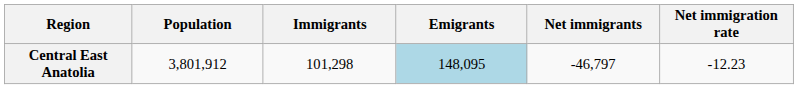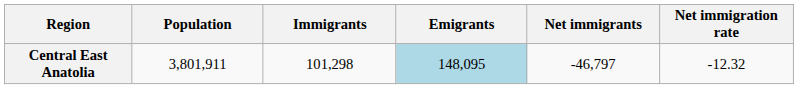(198, 63) 3,801,912 -> (198, 63) 3,801,911
(726, 63) -12.23 -> (726, 63) -12.32
